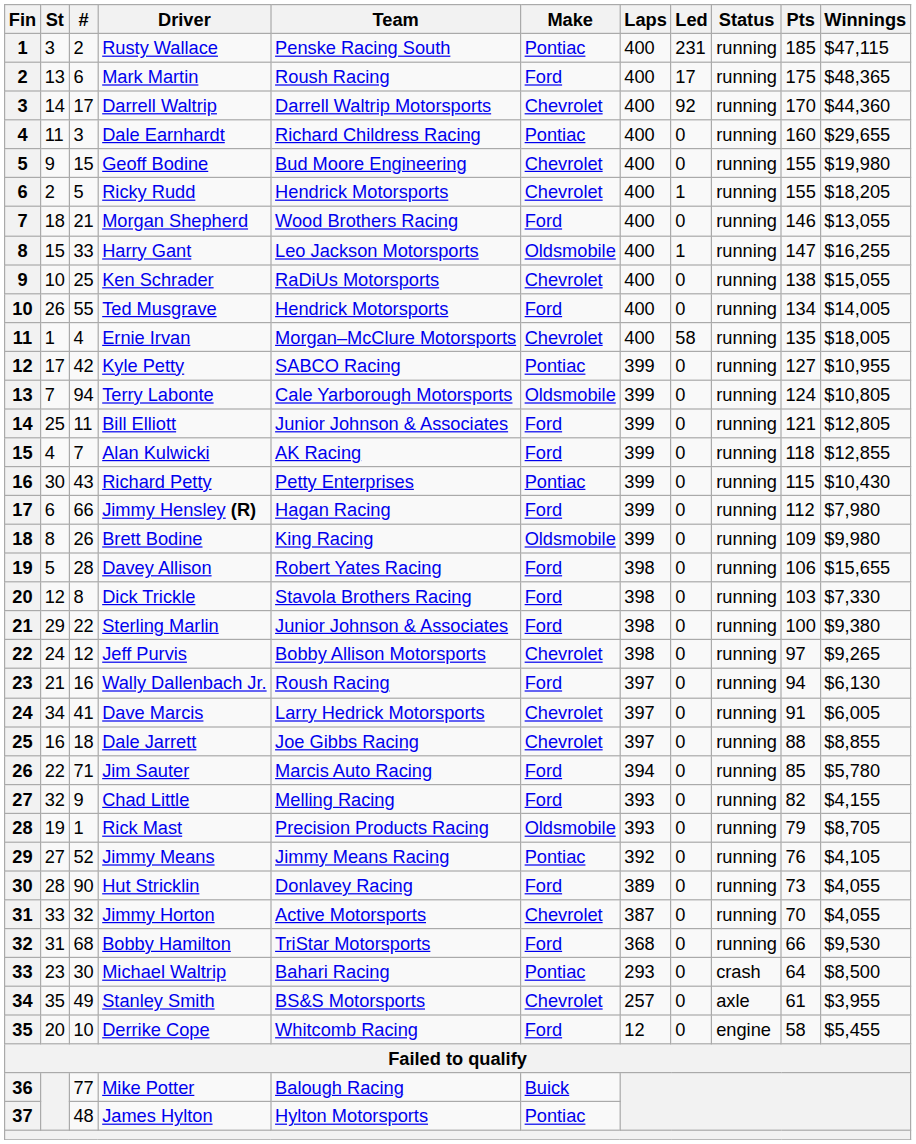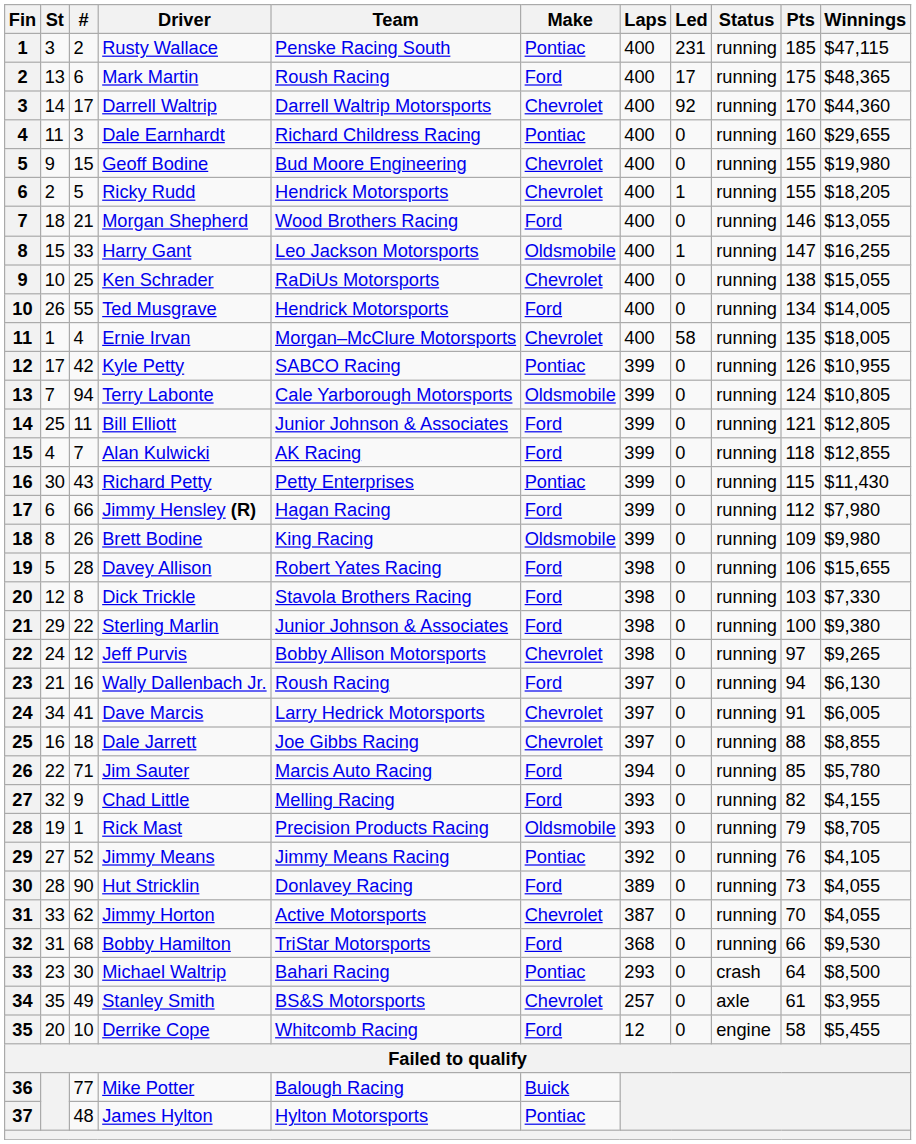(801, 366) 127 -> (801, 366) 126
(857, 481) $10,430 -> (857, 481) $11,430
(84, 914) 32 -> (84, 914) 62
